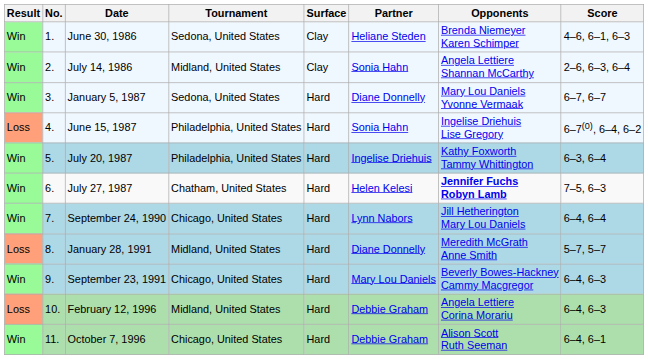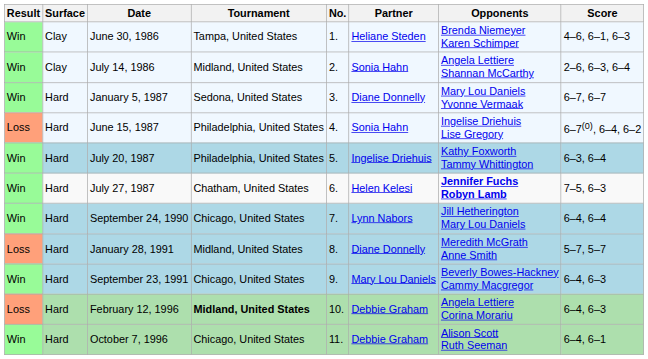columns swapped: (54, 12) <-> (326, 12)
(225, 36) Sedona, United States -> (245, 36) Tampa, United States
(226, 308) normal -> (252, 308) bold
